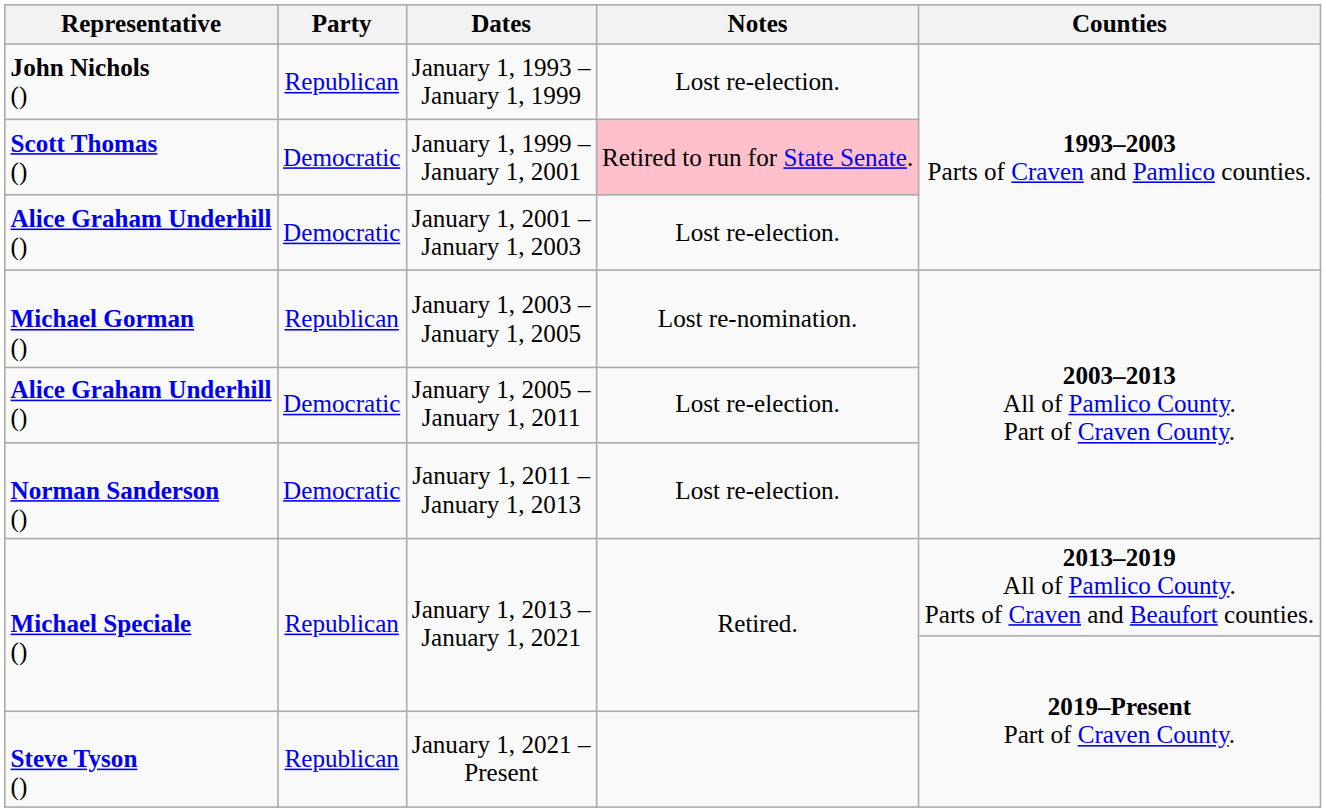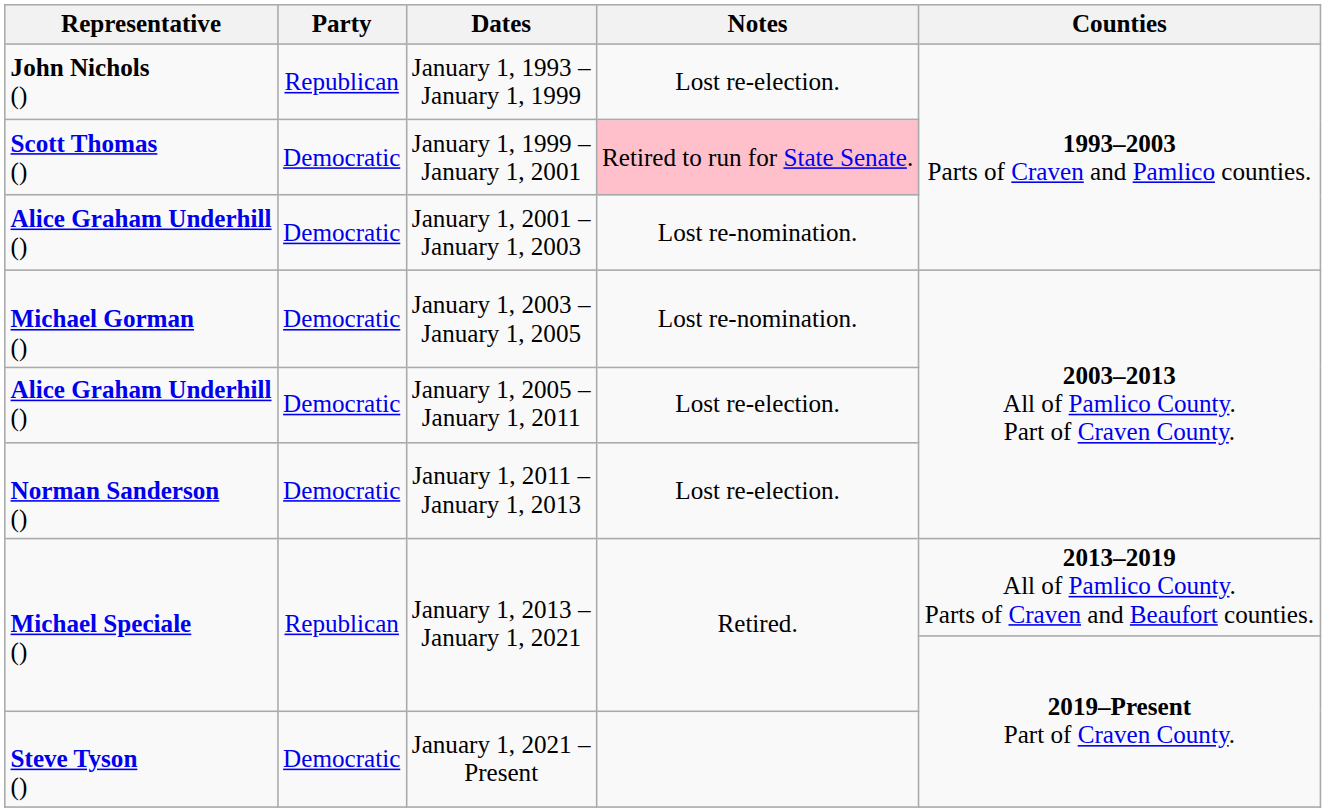(758, 232) Lost re-election. -> (758, 232) Lost re-nomination.
(342, 318) Republican -> (342, 318) Democratic
(342, 758) Republican -> (342, 758) Democratic
